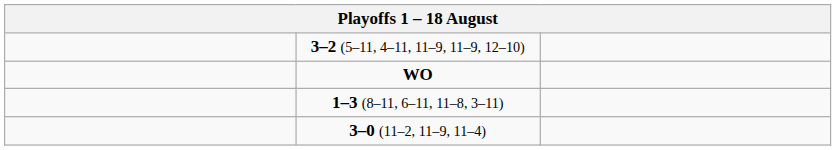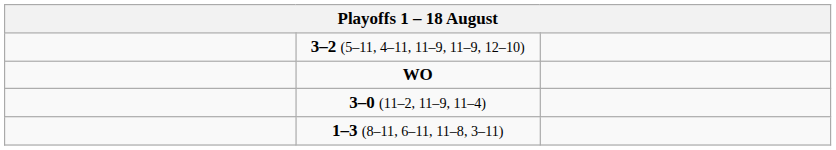rows swapped: (418, 102) <-> (418, 131)
